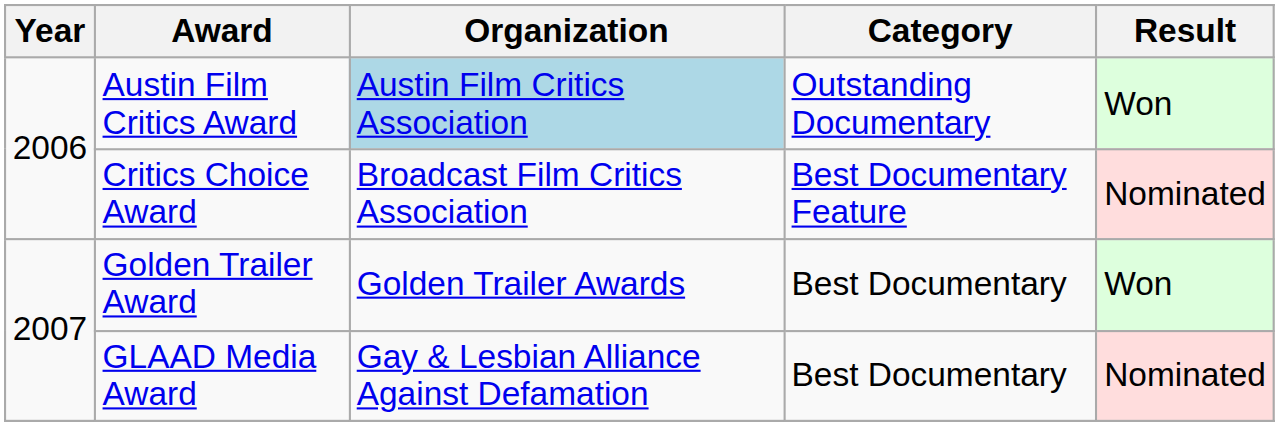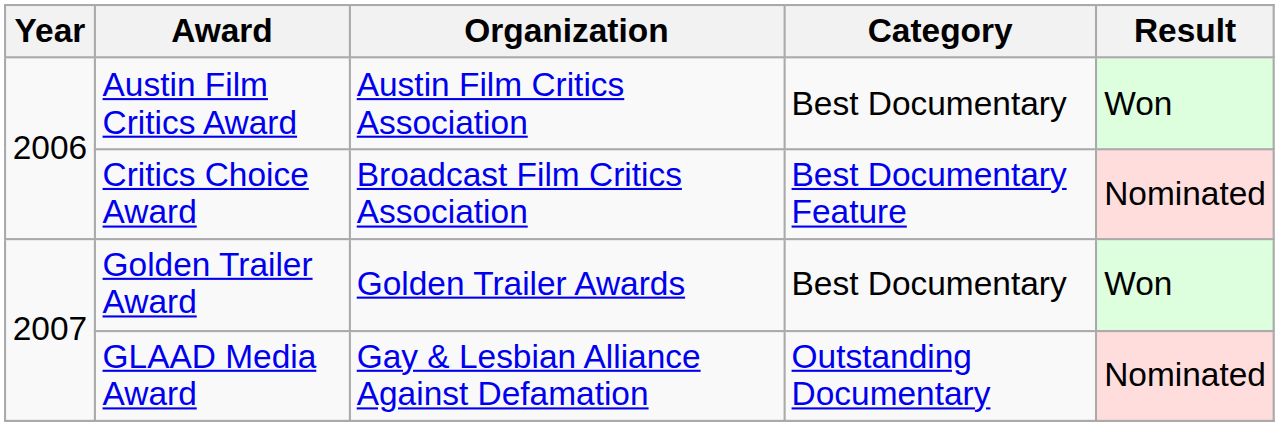(490, 102) lightblue background -> (490, 102) no background
(891, 102) Outstanding Documentary -> (929, 102) Best Documentary
(929, 374) Best Documentary -> (891, 374) Outstanding Documentary
